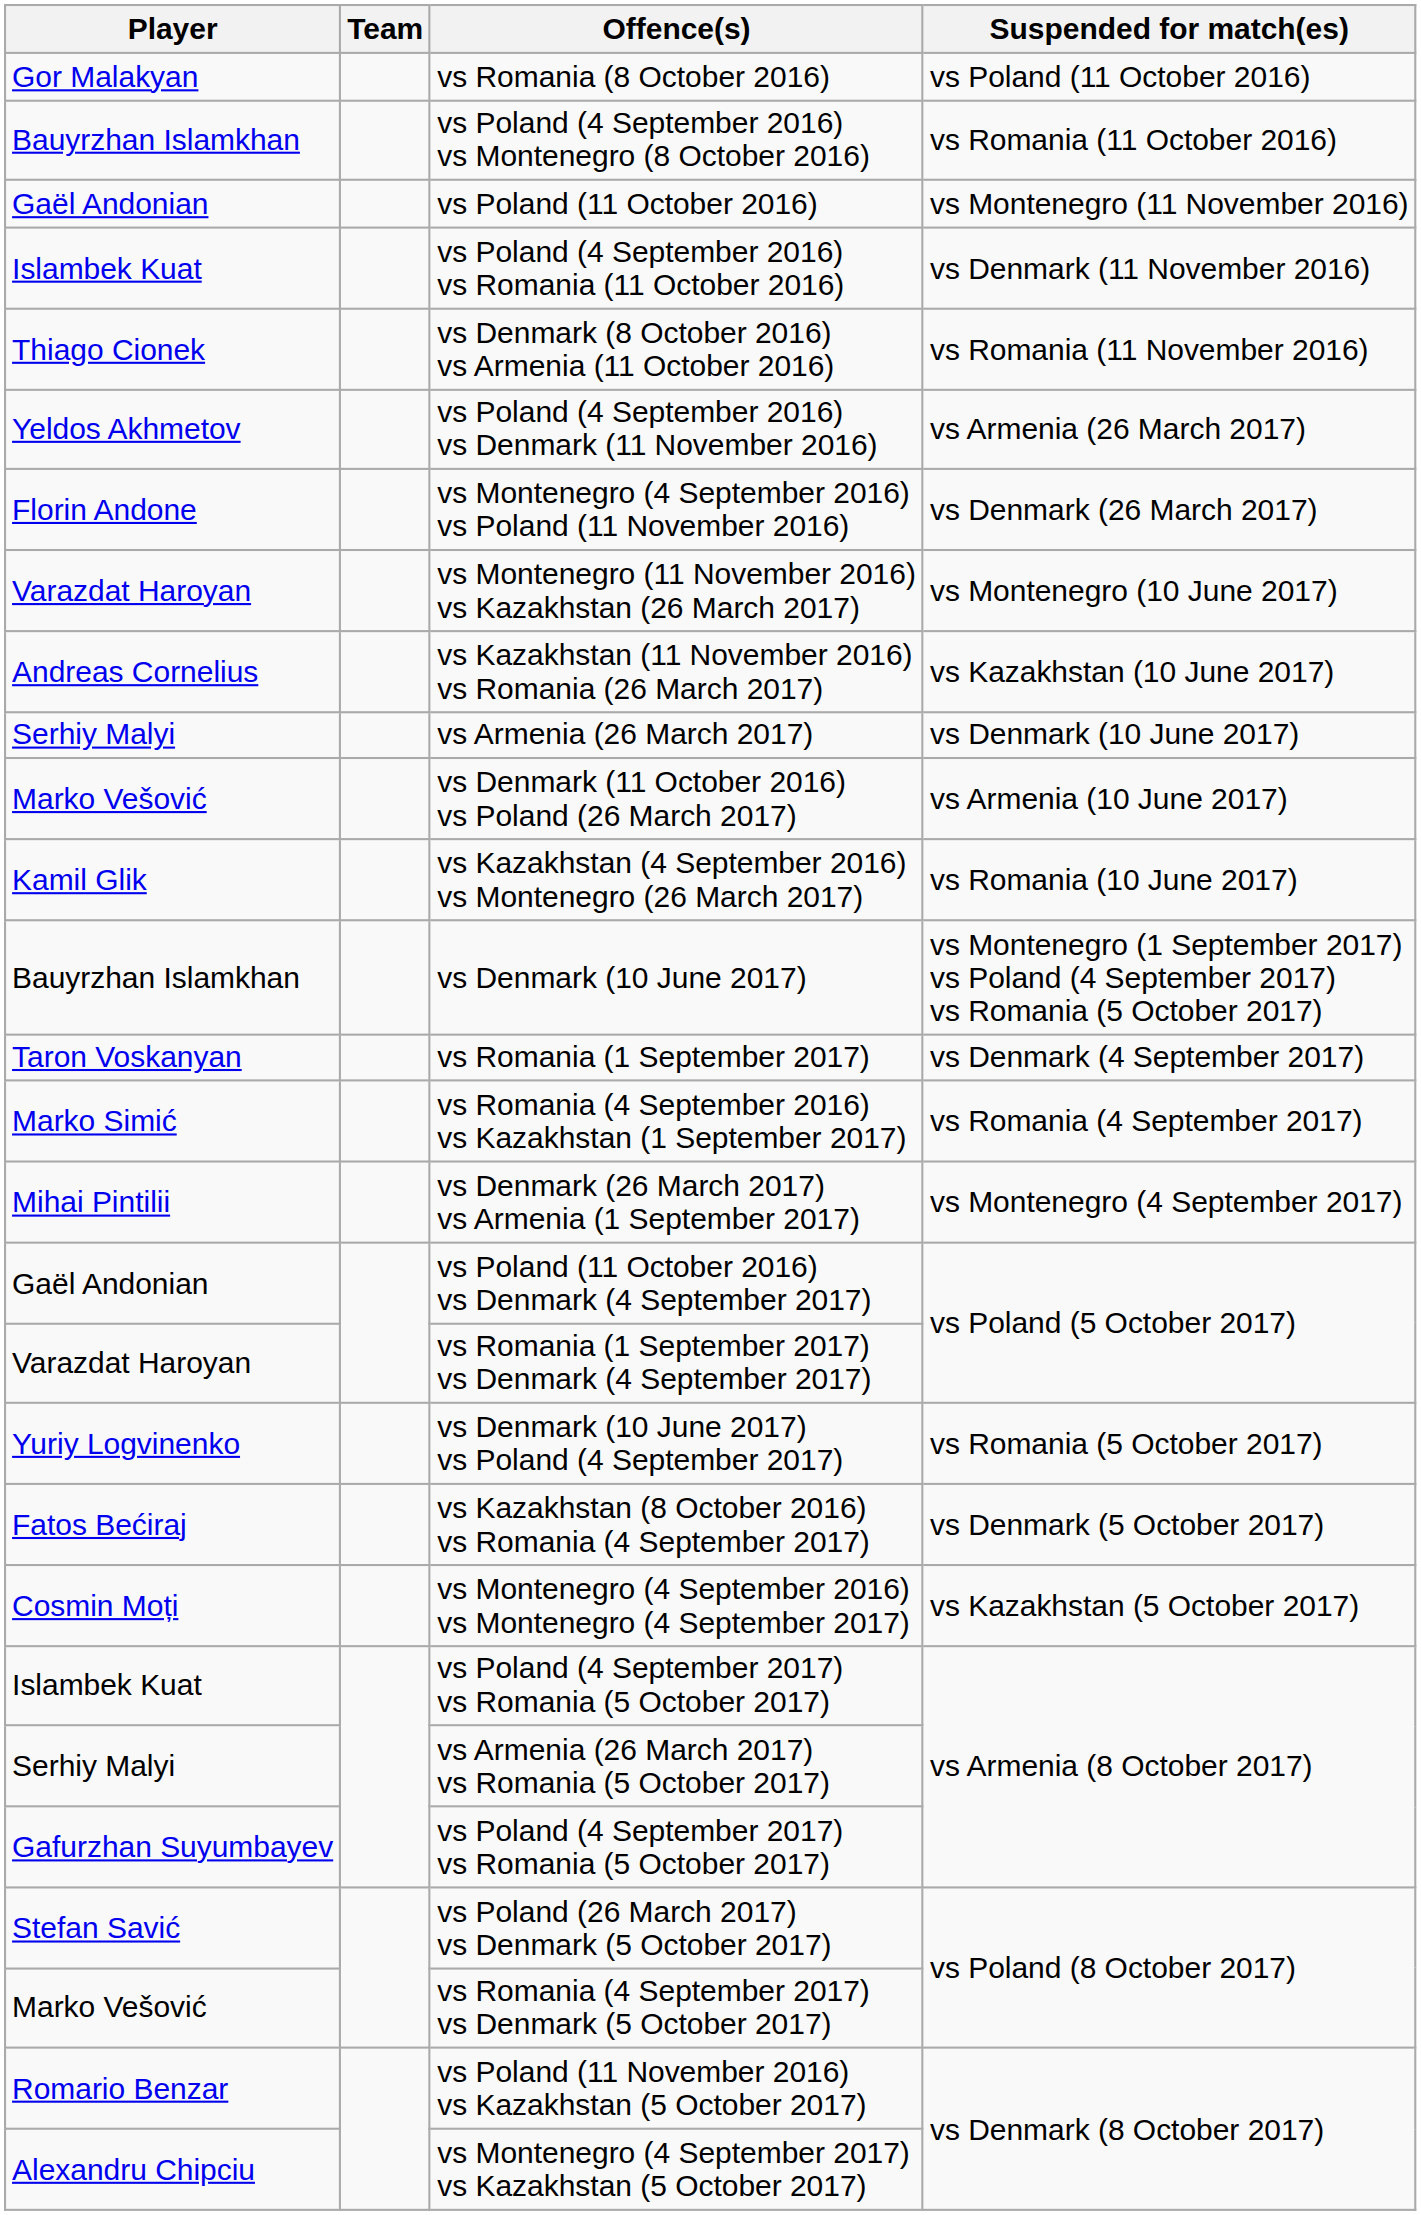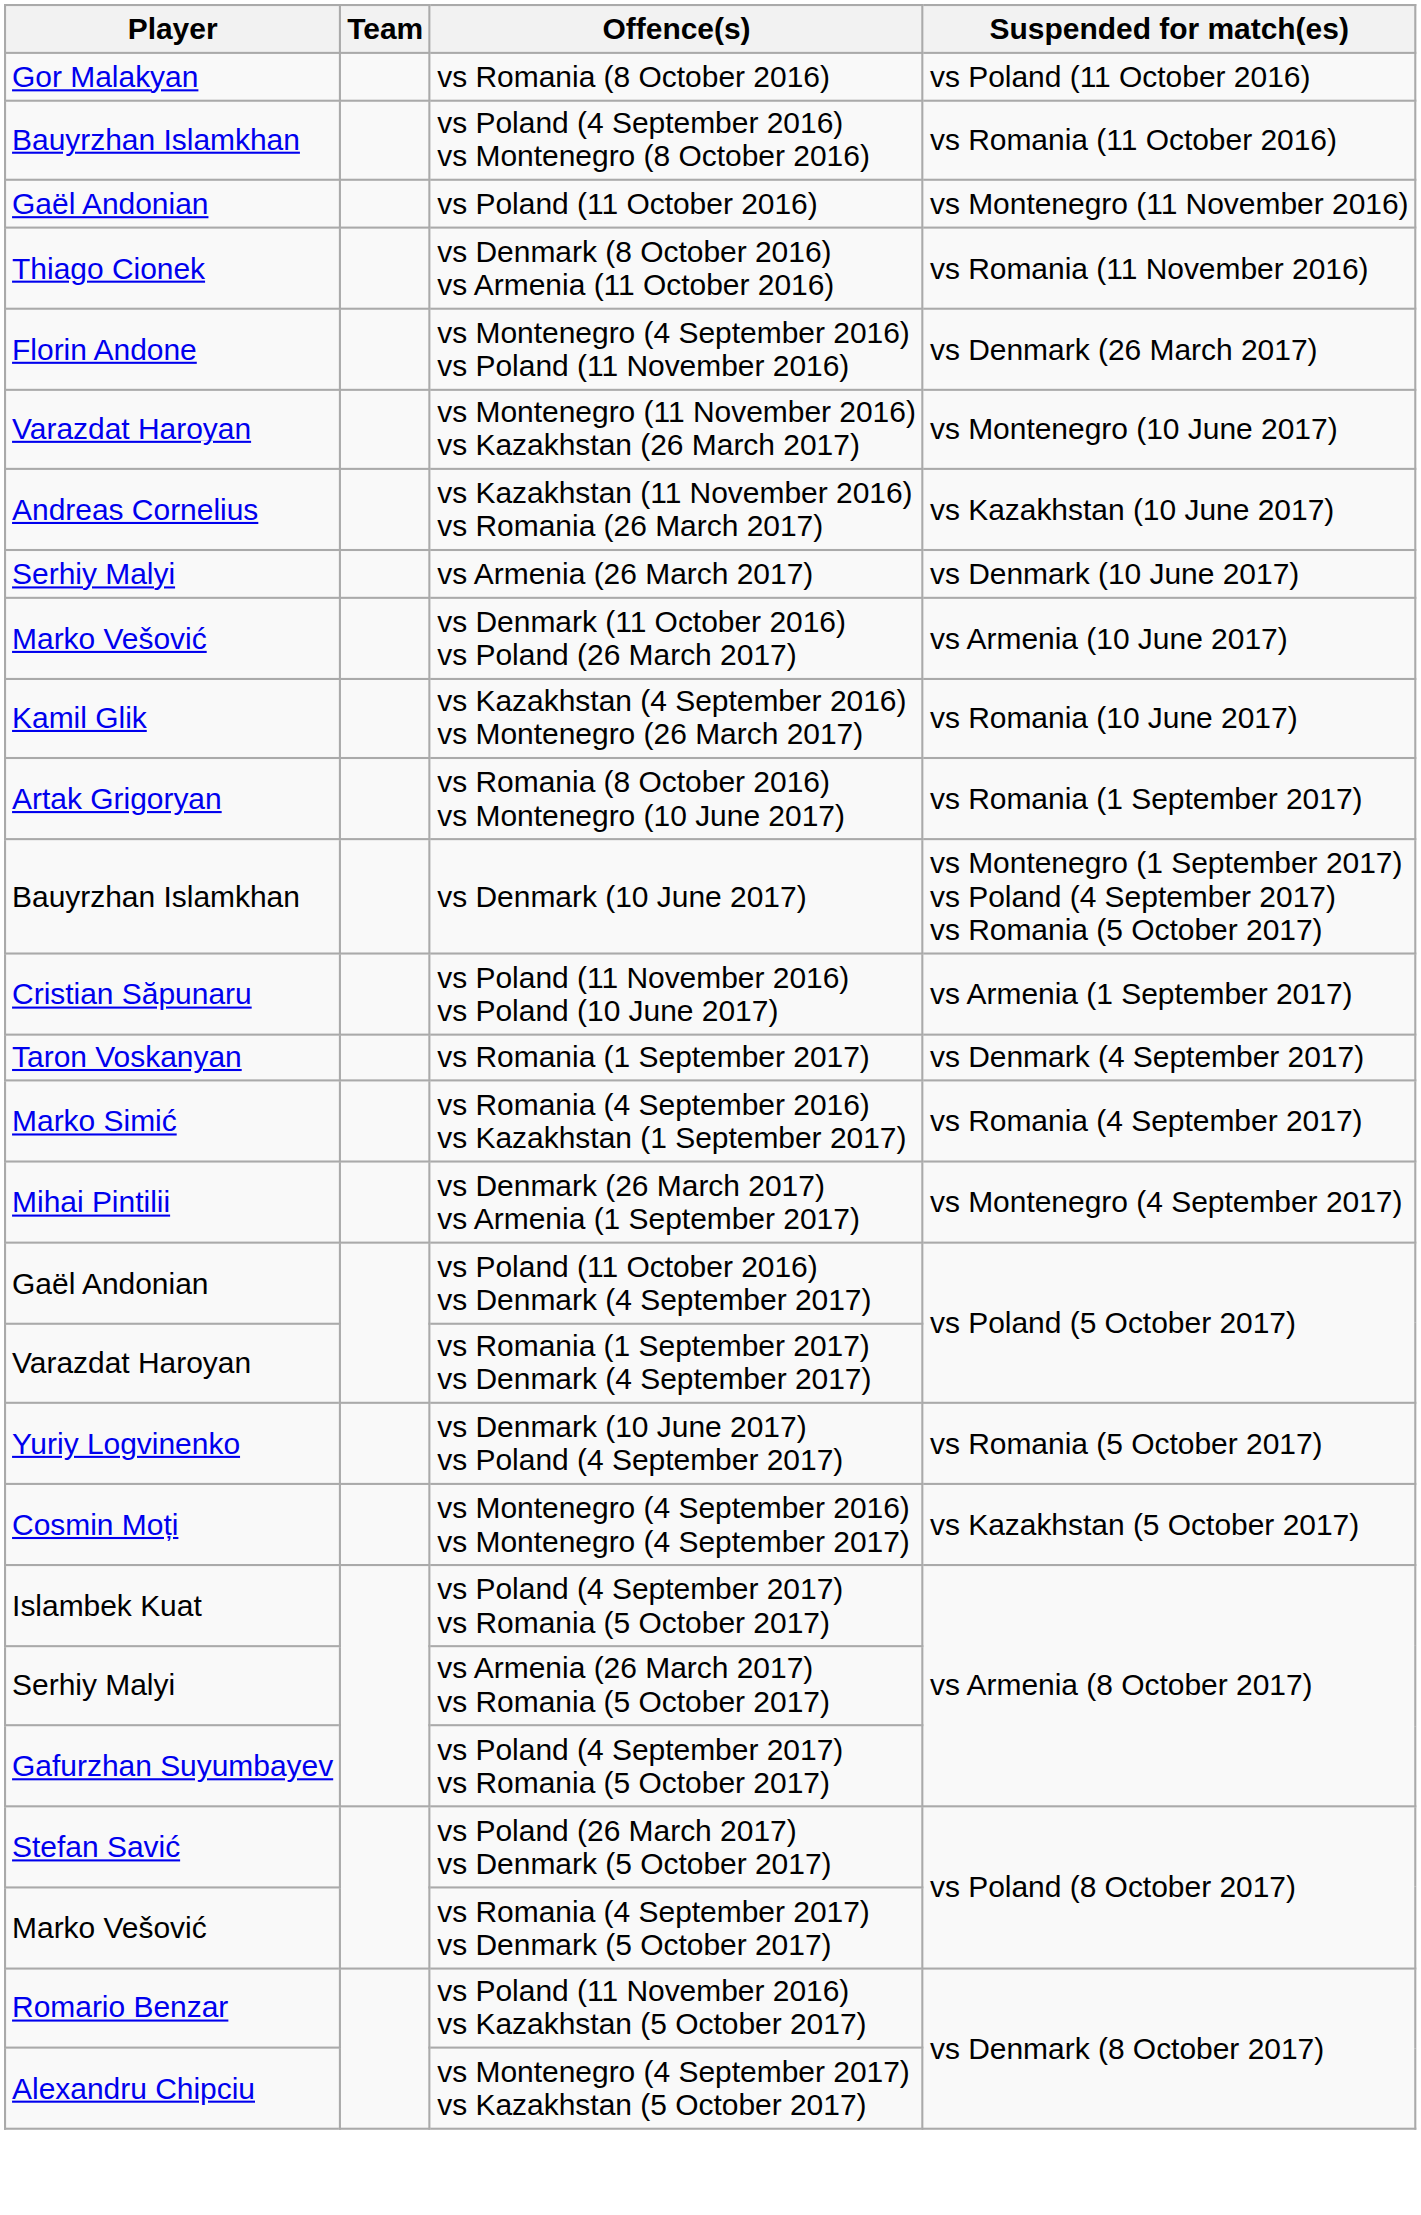- row: (107, 268)
- row: (126, 429)
+ row: (117, 799)
+ row: (132, 994)
- row: (99, 1525)
